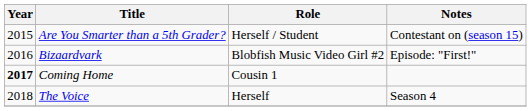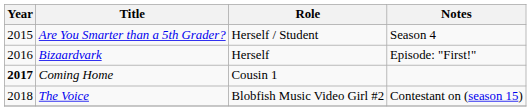(456, 34) Contestant on (season 15) -> (413, 34) Season 4
(308, 55) Blobfish Music Video Girl #2 -> (250, 55) Herself
(250, 95) Herself -> (308, 95) Blobfish Music Video Girl #2
(413, 95) Season 4 -> (456, 95) Contestant on (season 15)
